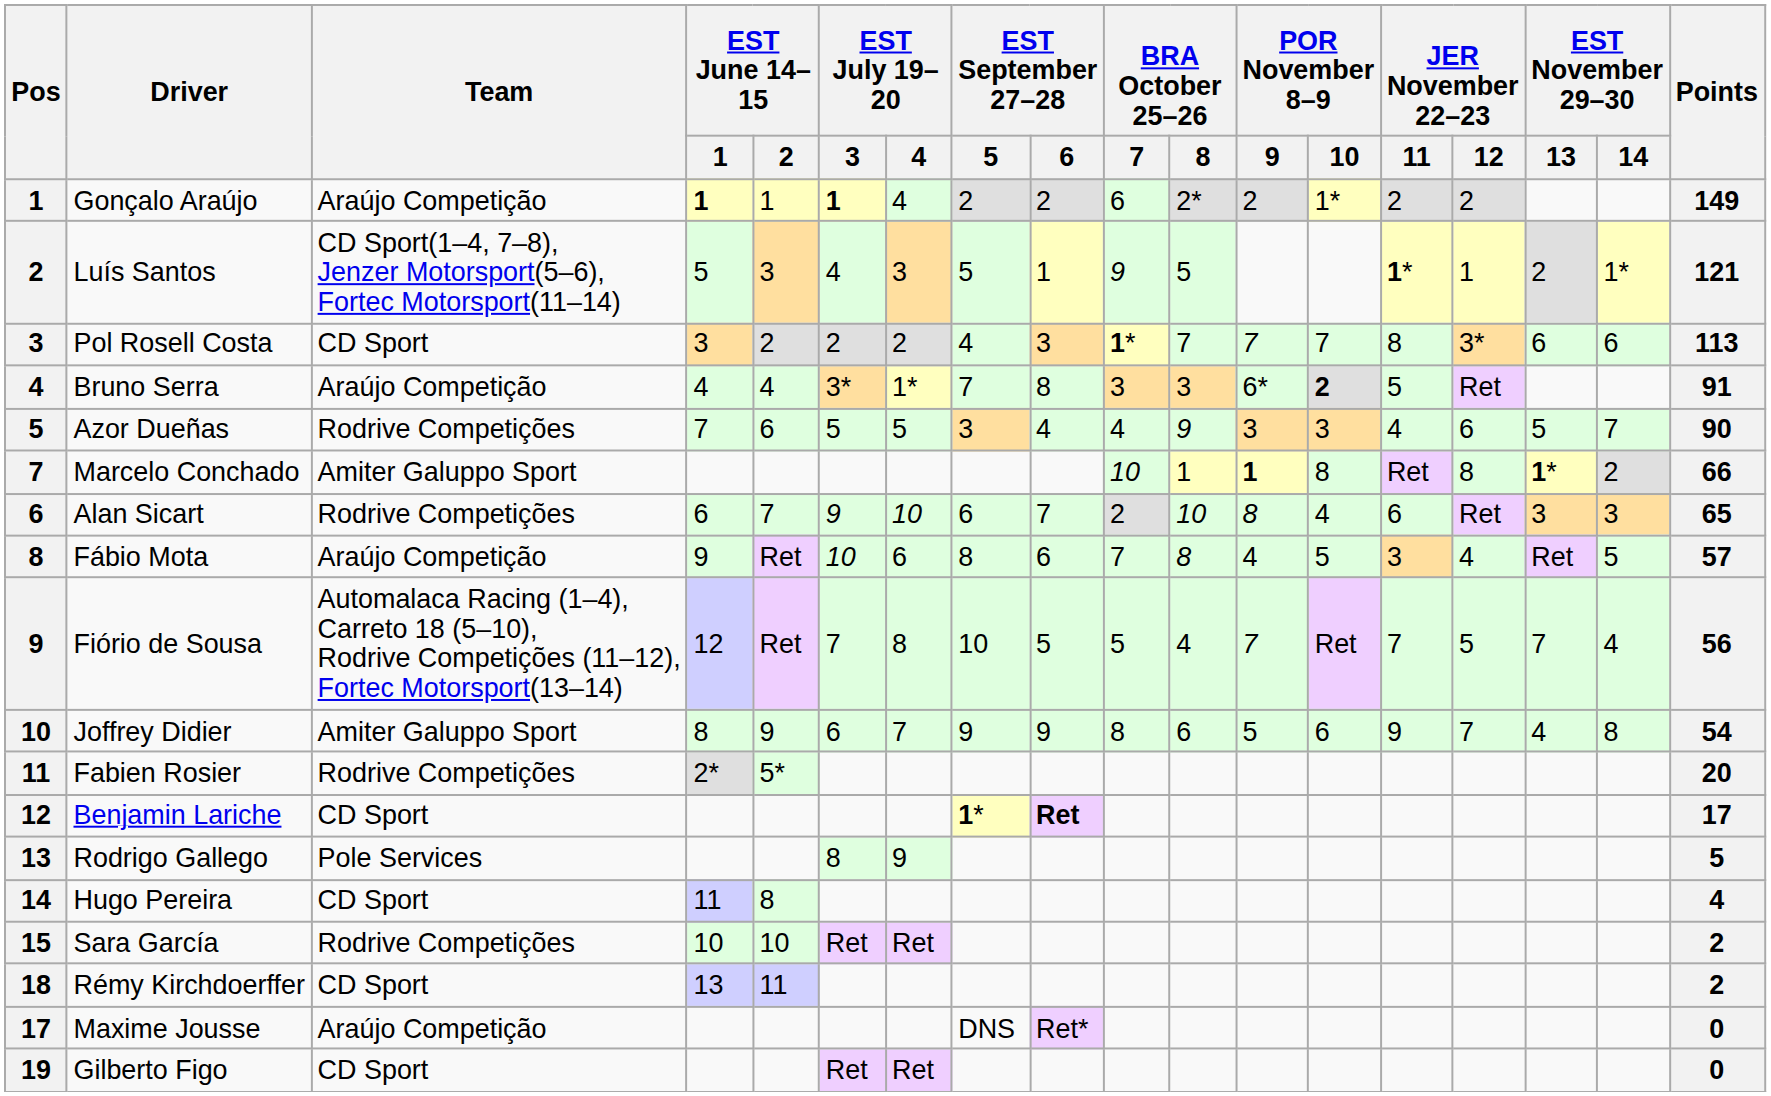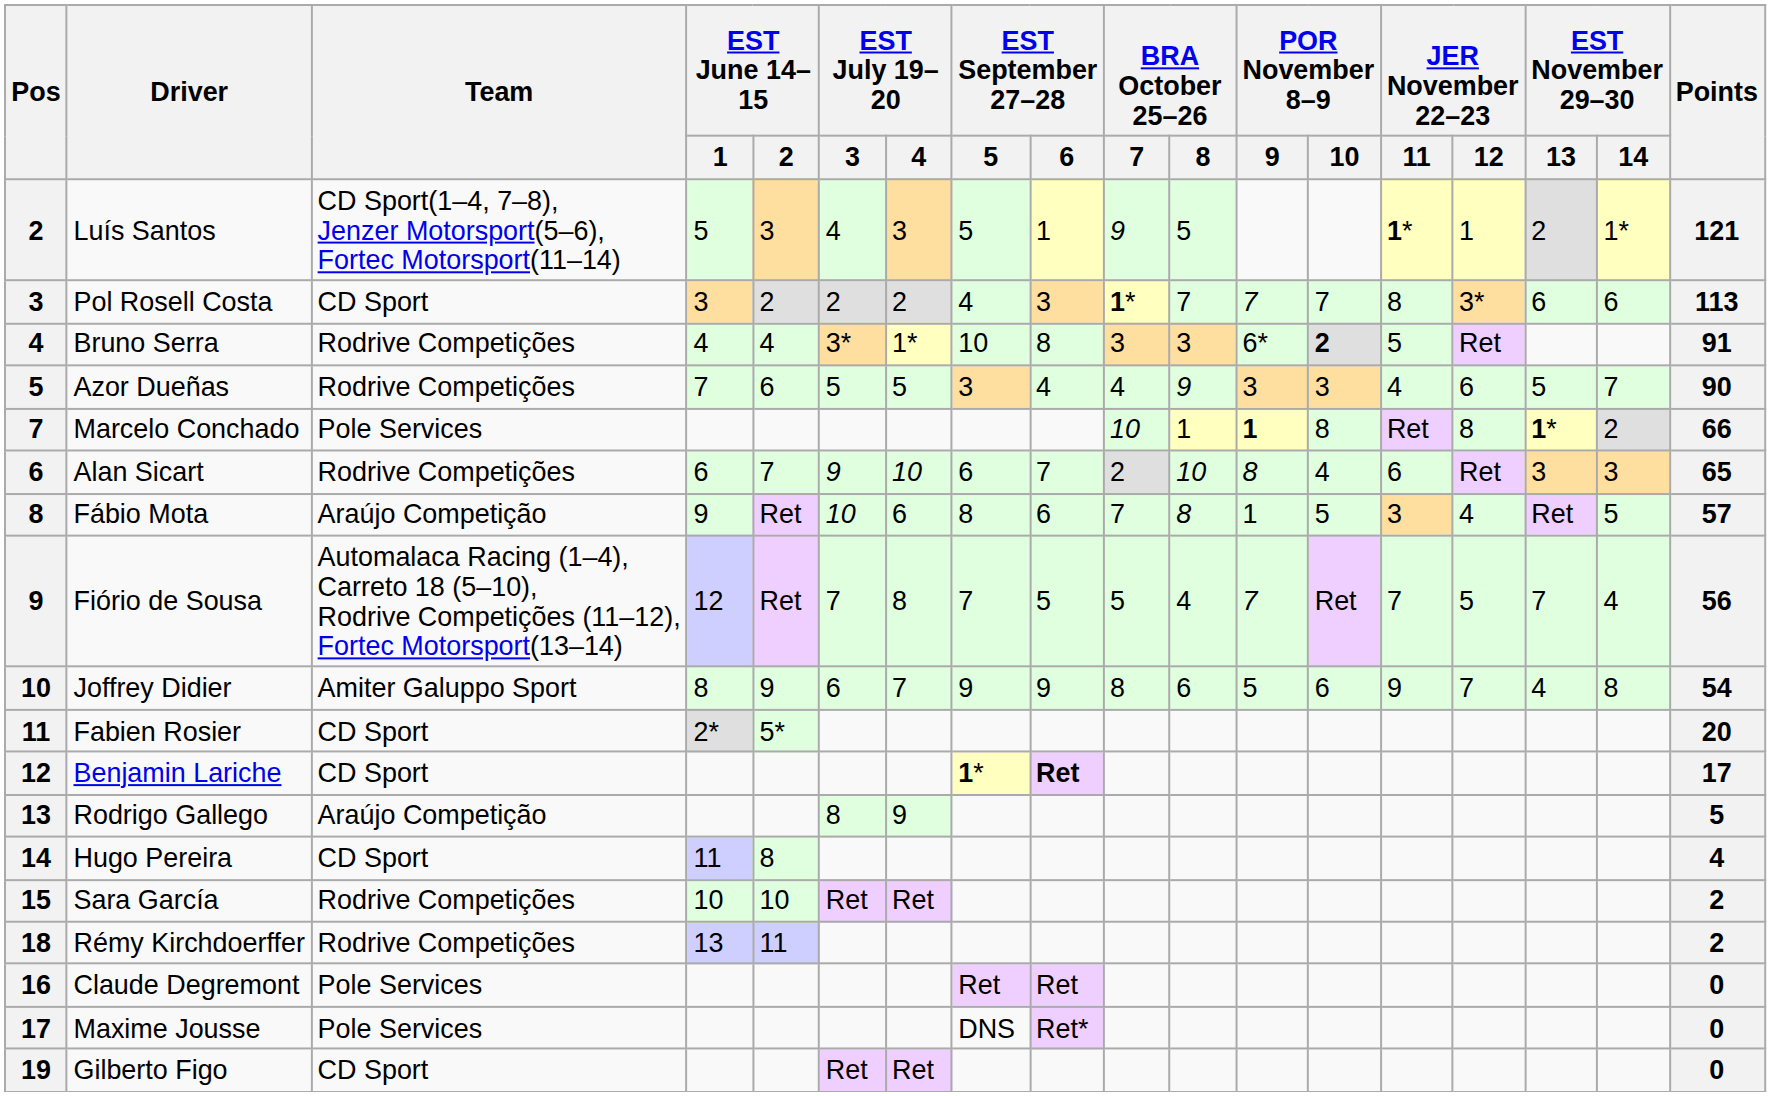- row: (166, 200)
(432, 387) Araújo Competição -> (446, 344) Rodrive Competições
(966, 387) 7 -> (973, 344) 10
(447, 471) Amiter Galuppo Sport -> (400, 429) Pole Services
(1250, 556) 4 -> (1250, 514) 1
(973, 643) 10 -> (966, 601) 7
(446, 773) Rodrive Competições -> (373, 730) CD Sport
(400, 858) Pole Services -> (432, 815) Araújo Competição
(373, 985) CD Sport -> (446, 943) Rodrive Competições
+ row: (186, 985)
(432, 1027) Araújo Competição -> (400, 1027) Pole Services
